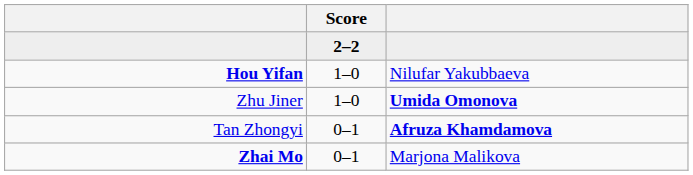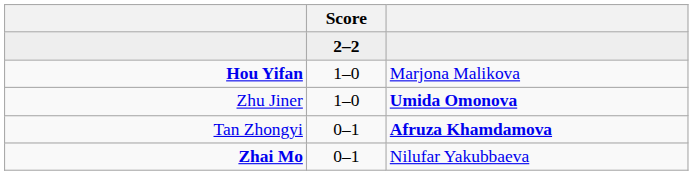(460, 73) Nilufar Yakubbaeva -> (455, 73) Marjona Malikova
(455, 156) Marjona Malikova -> (460, 156) Nilufar Yakubbaeva
